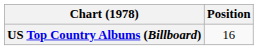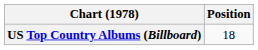(229, 34) 16 -> (229, 34) 18
